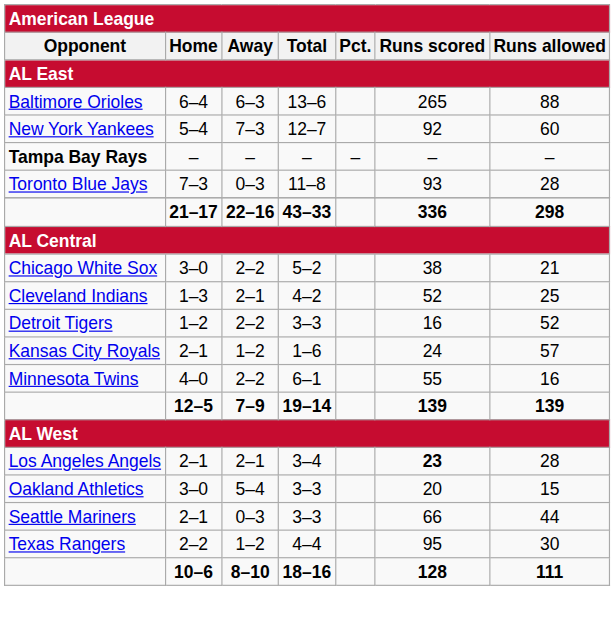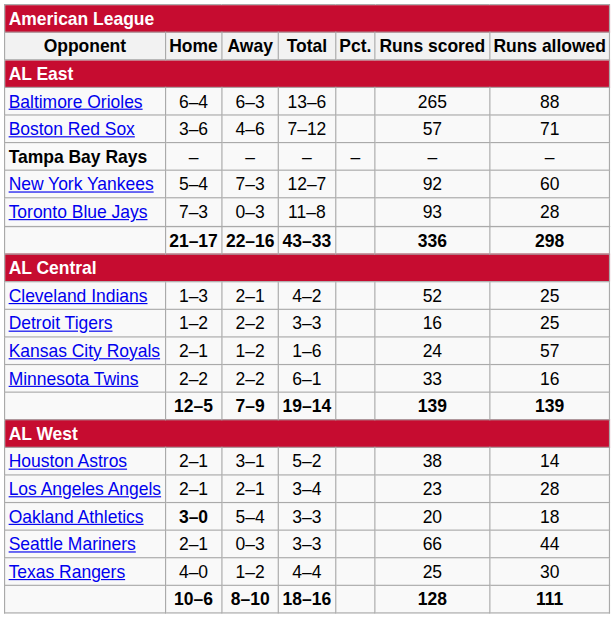+ row: (72, 129)
rows swapped: (81, 129) <-> (78, 157)
- row: (83, 268)
(550, 323) 52 -> (550, 323) 25
(193, 378) 4–0 -> (193, 378) 2–2
(432, 378) 55 -> (432, 378) 33
+ row: (68, 461)
(432, 461) bold -> (432, 489) normal
(193, 489) normal -> (193, 517) bold
(550, 489) 15 -> (550, 517) 18
(193, 544) 2–2 -> (193, 572) 4–0
(432, 544) 95 -> (432, 572) 25
